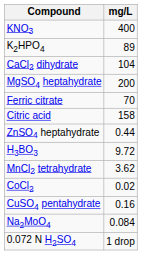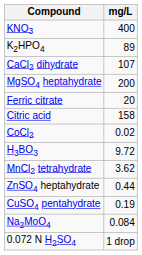(126, 65) 104 -> (126, 65) 107
(129, 100) 70 -> (129, 100) 20
rows swapped: (20, 187) <-> (53, 133)
(125, 205) 0.16 -> (125, 205) 0.19
